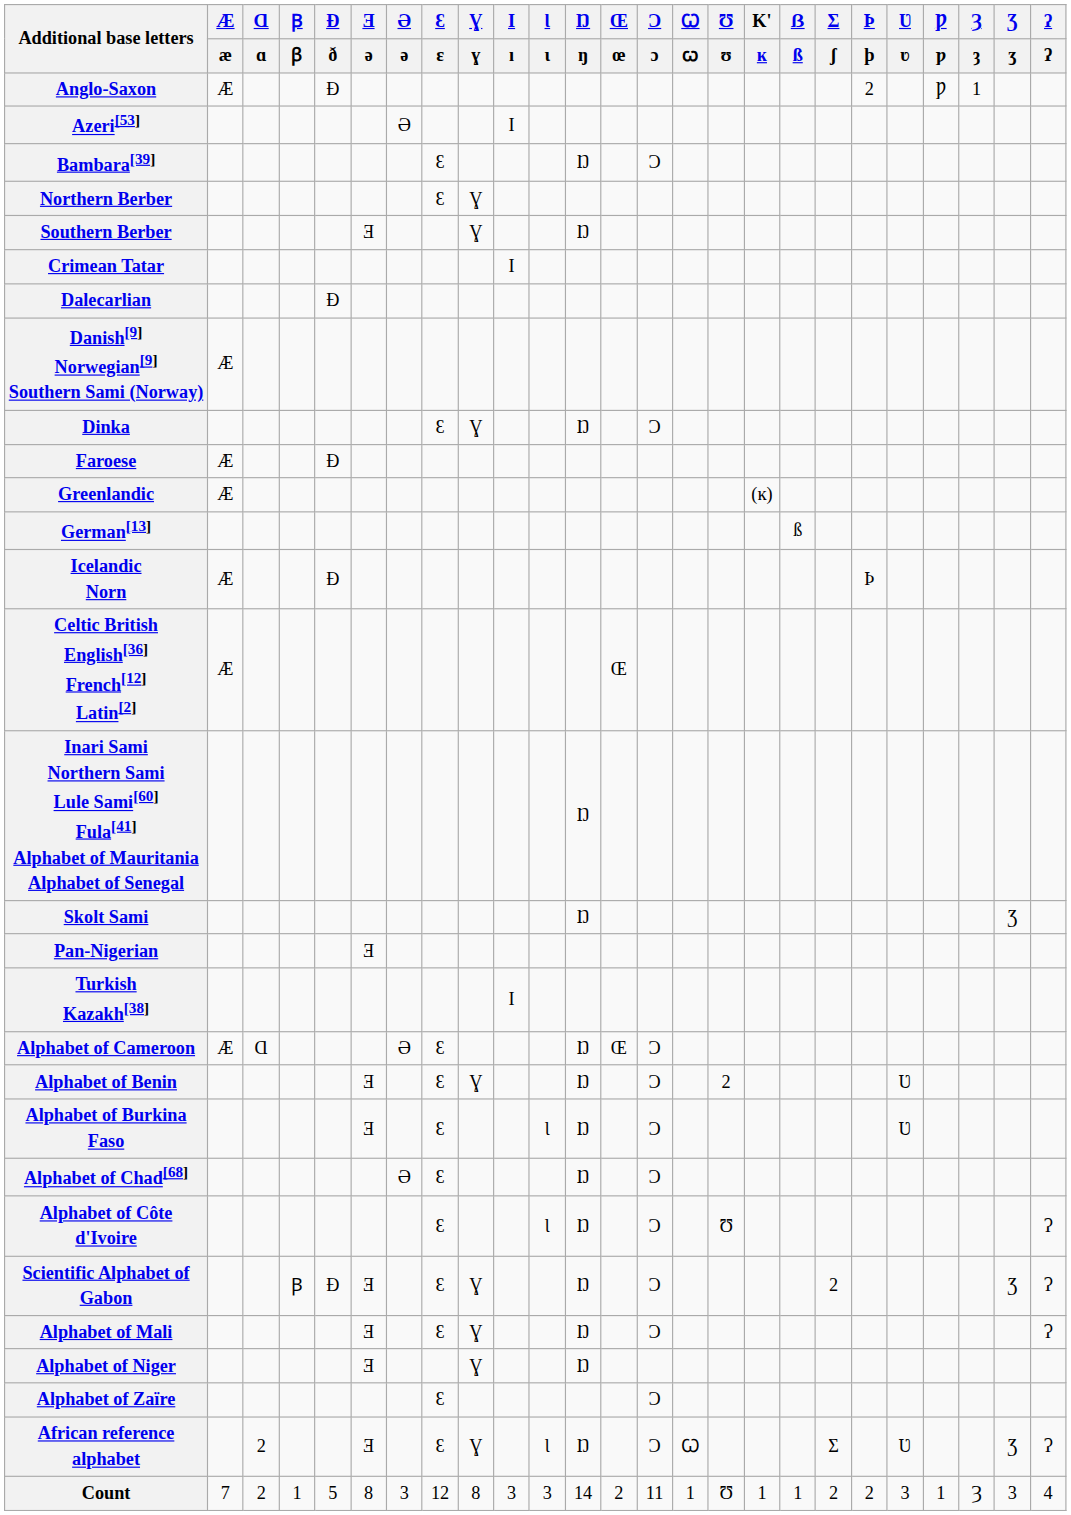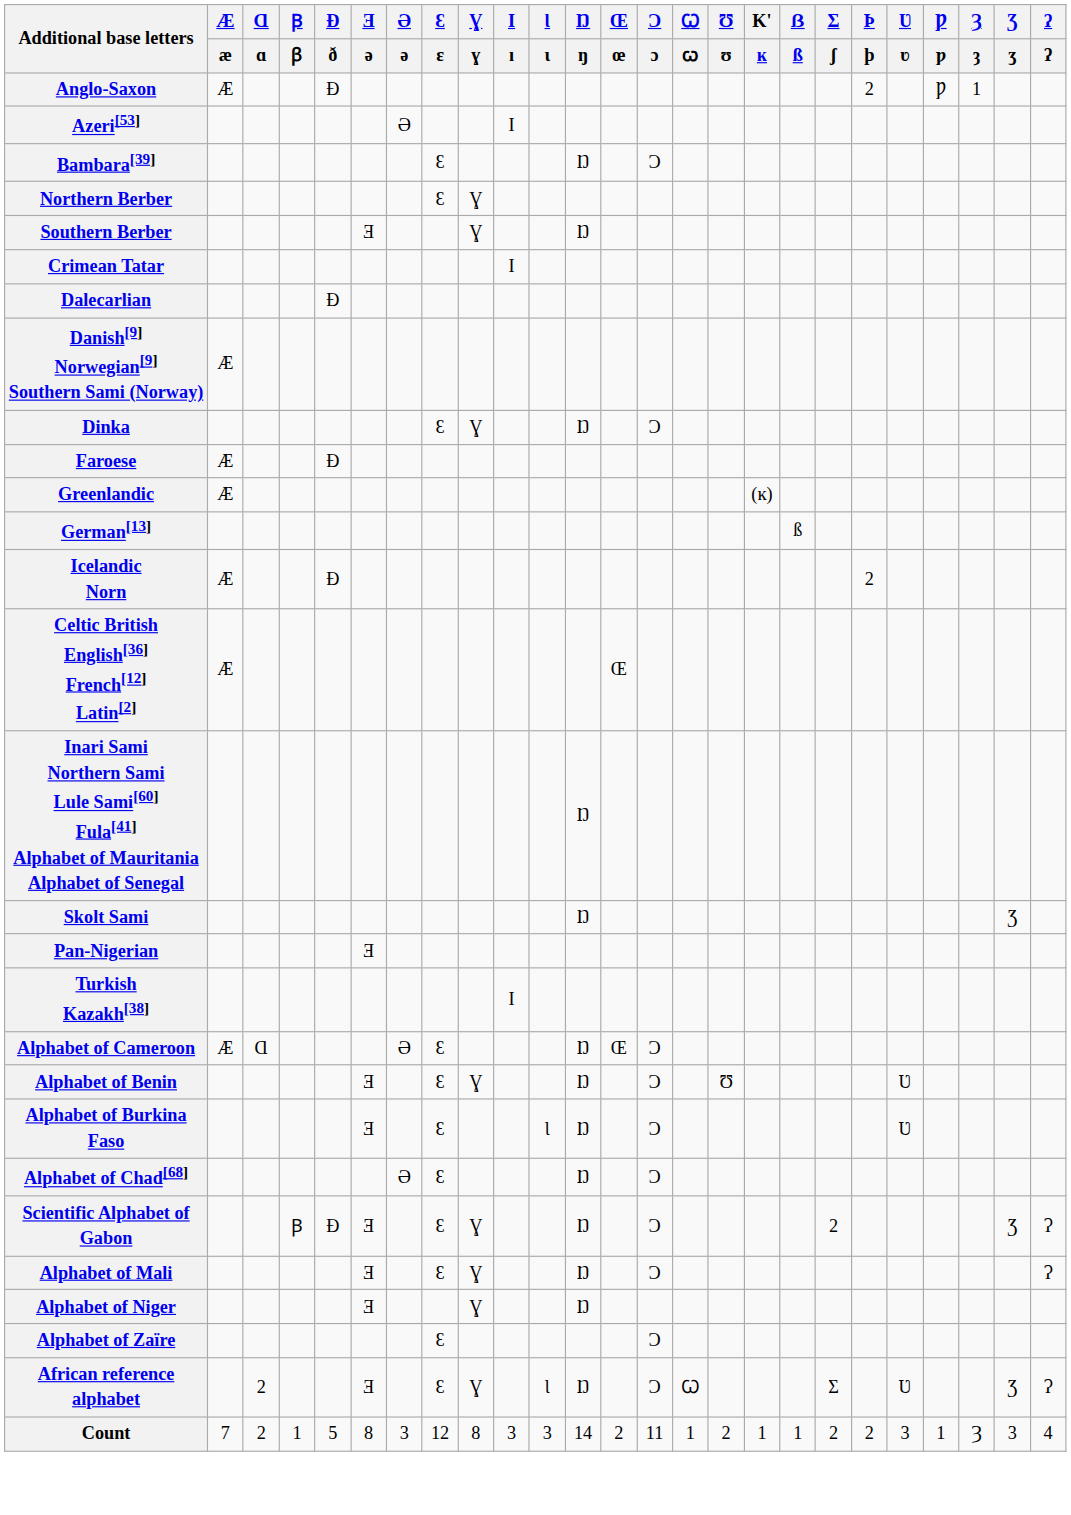(869, 579) Þ -> (869, 579) 2
(726, 1081) 2 -> (726, 1081) Ʊ
- row: (106, 1225)
(726, 1493) Ʊ -> (726, 1433) 2
